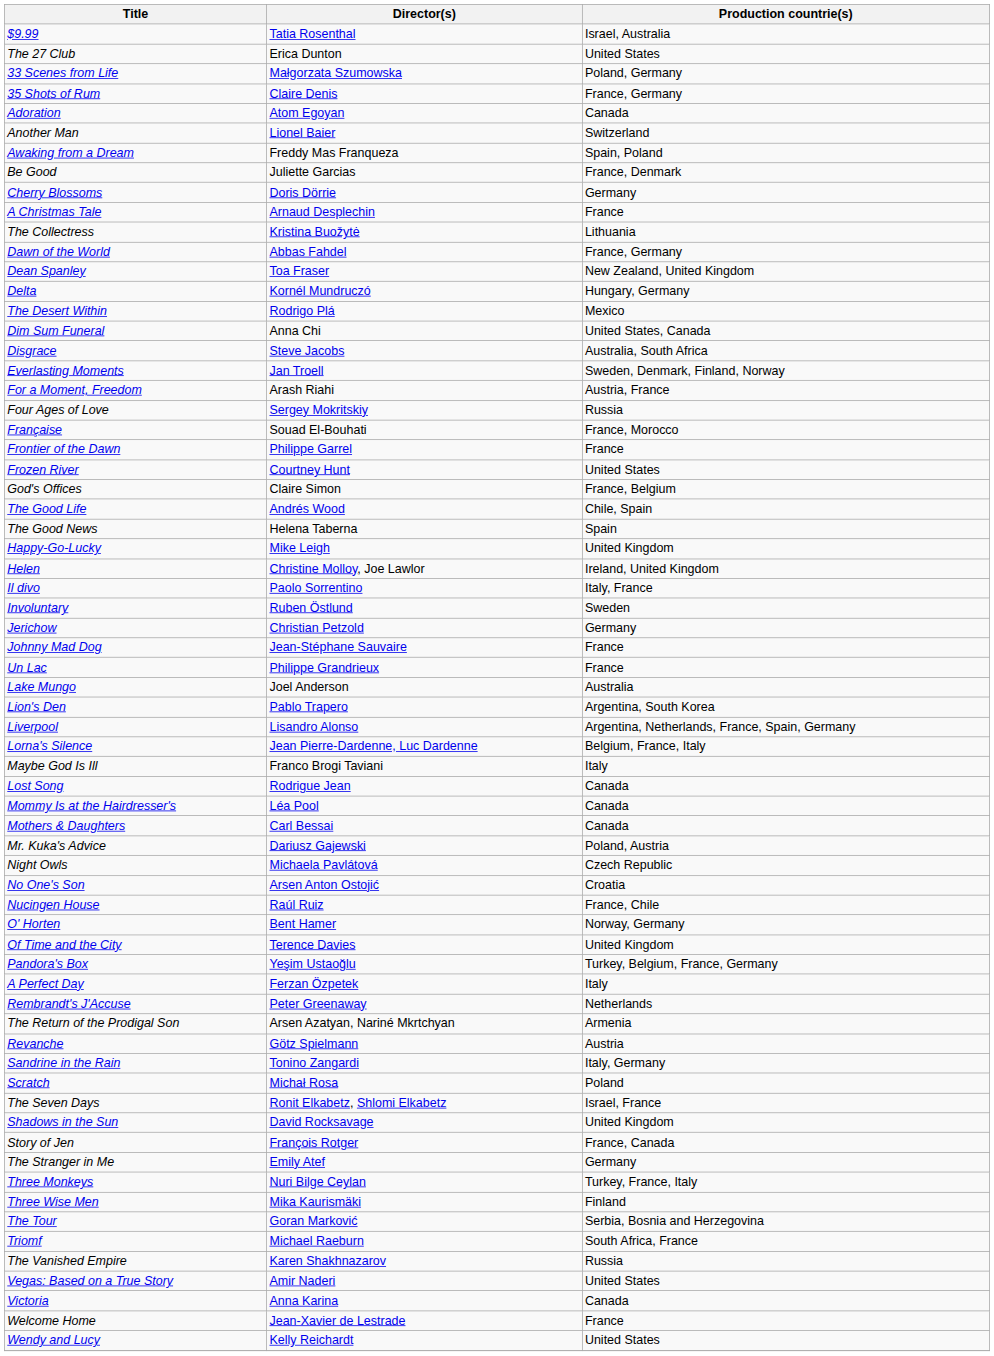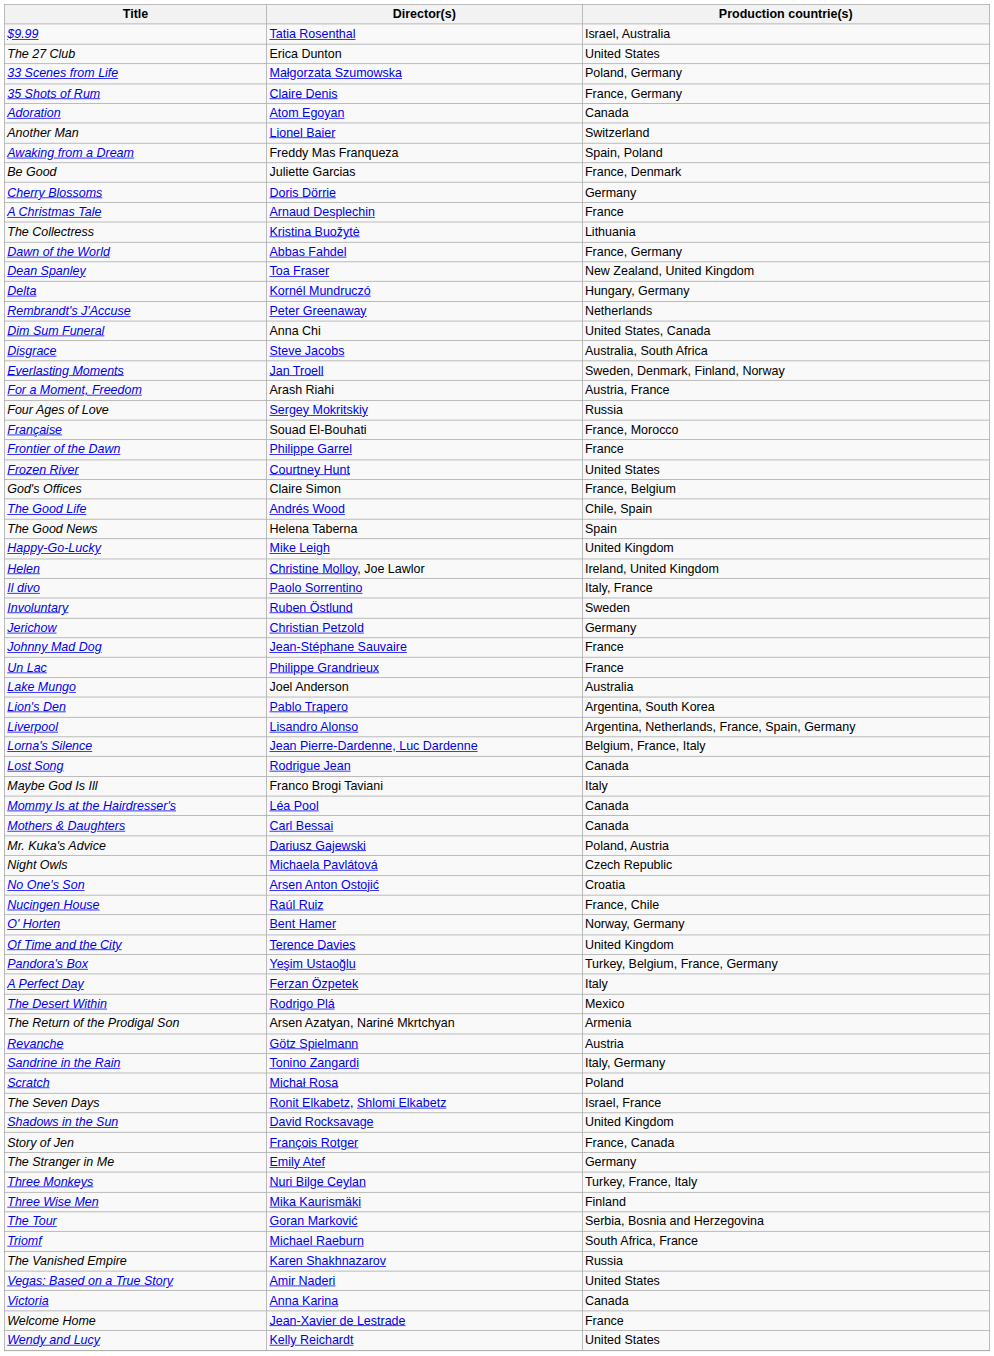rows swapped: (57, 311) <-> (69, 1004)
rows swapped: (35, 786) <-> (52, 766)
